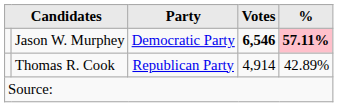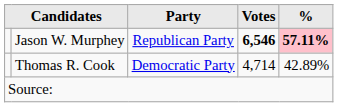(183, 40) Democratic Party -> (183, 40) Republican Party
(183, 64) Republican Party -> (183, 64) Democratic Party
(259, 64) 4,914 -> (259, 64) 4,714
